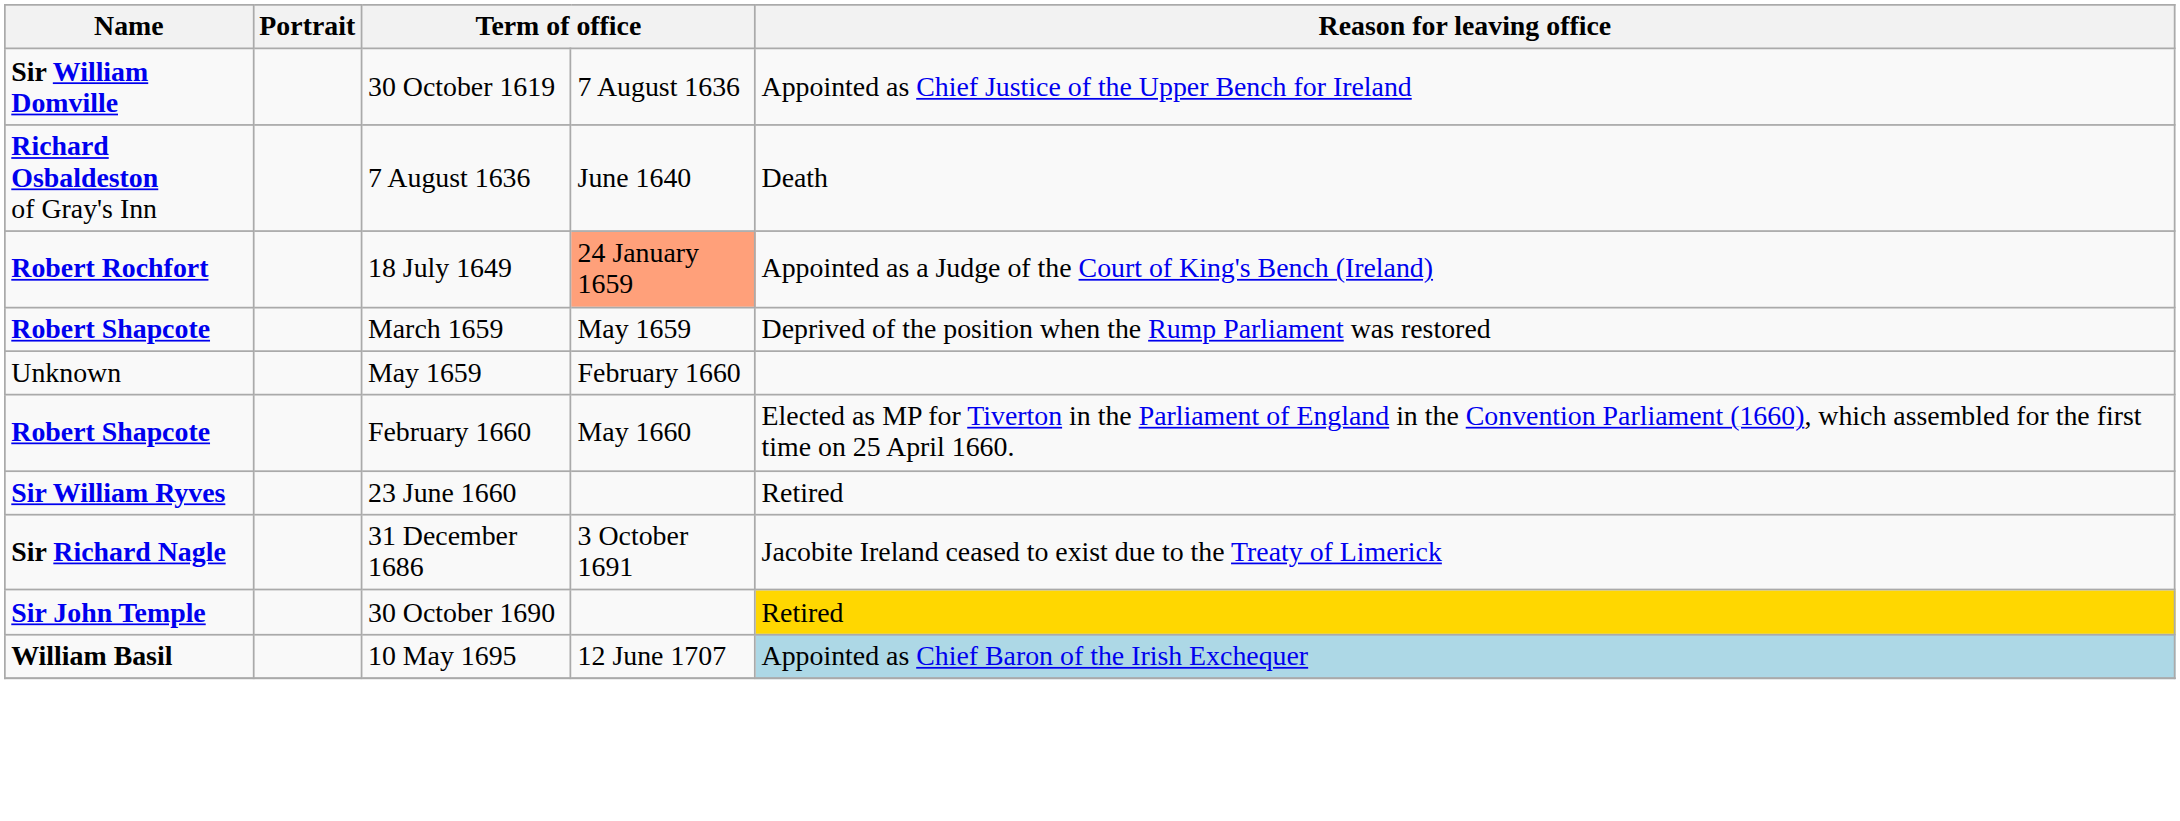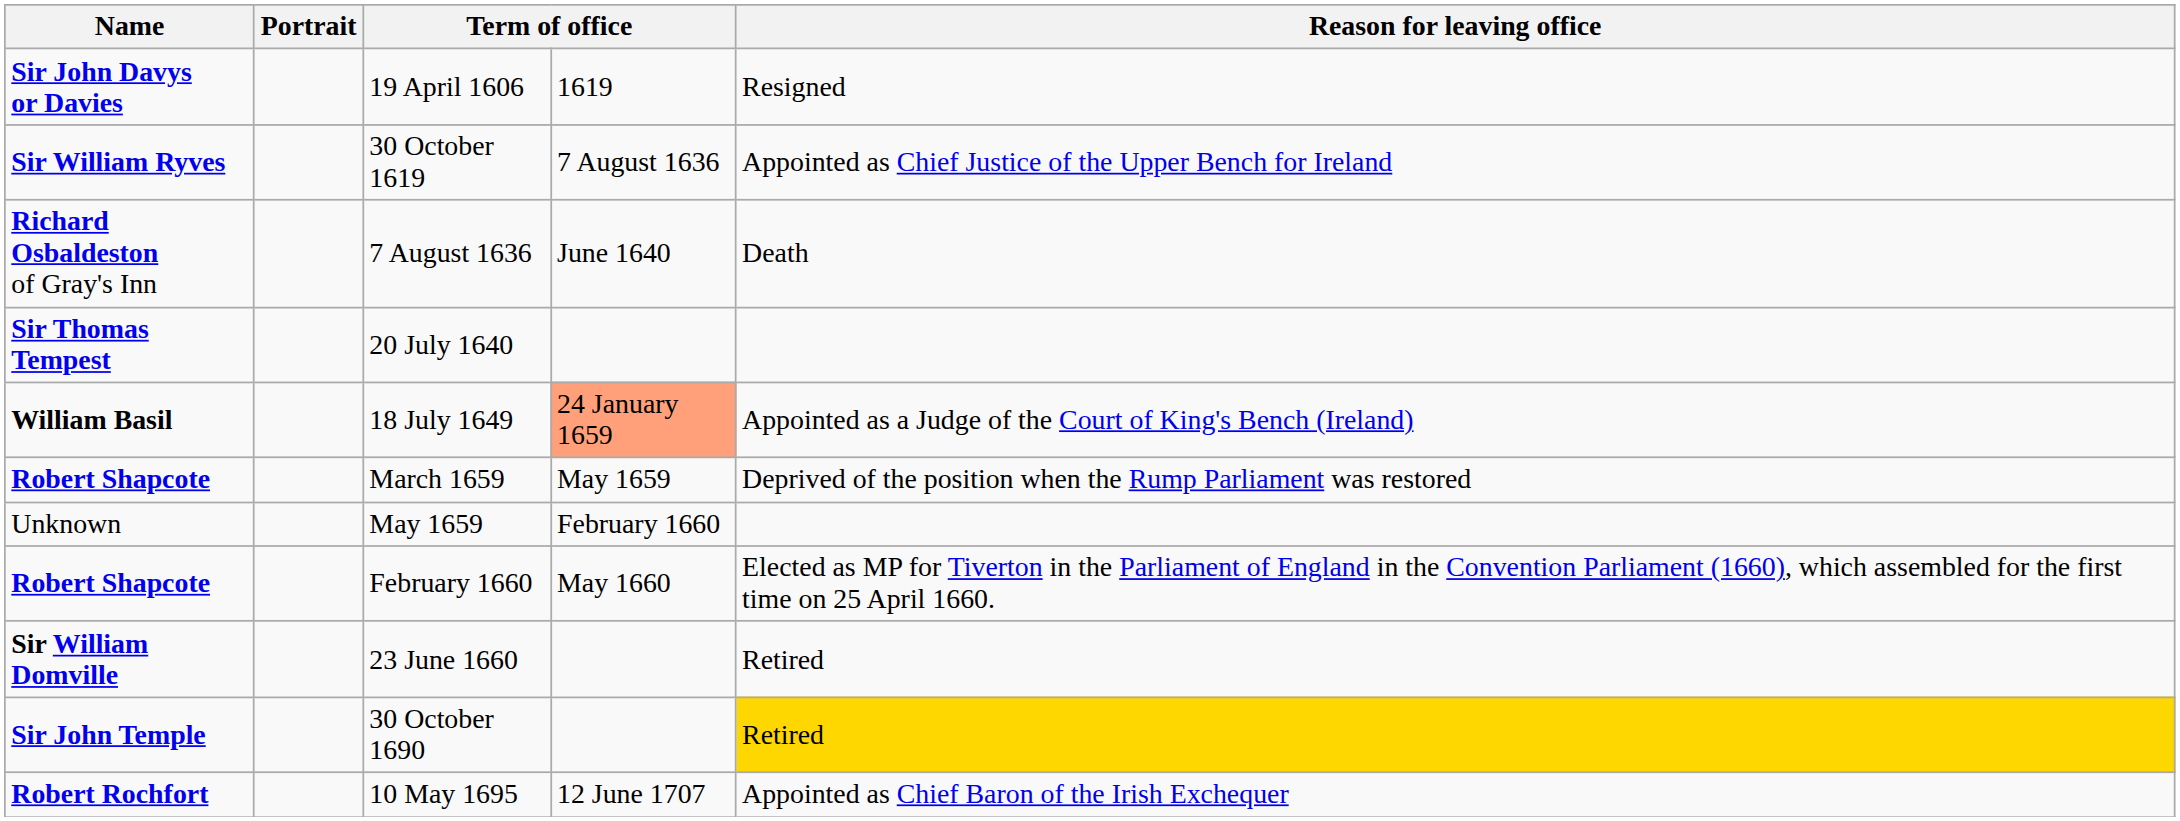+ row: (447, 86)
(80, 86) Sir William Domville -> (118, 161) Sir William Ryves
+ row: (441, 344)
(110, 268) Robert Rochfort -> (92, 419) William Basil
(118, 492) Sir William Ryves -> (80, 658) Sir William Domville
- row: (443, 552)
(92, 656) William Basil -> (110, 794) Robert Rochfort
(1035, 656) lightblue background -> (1015, 794) no background
